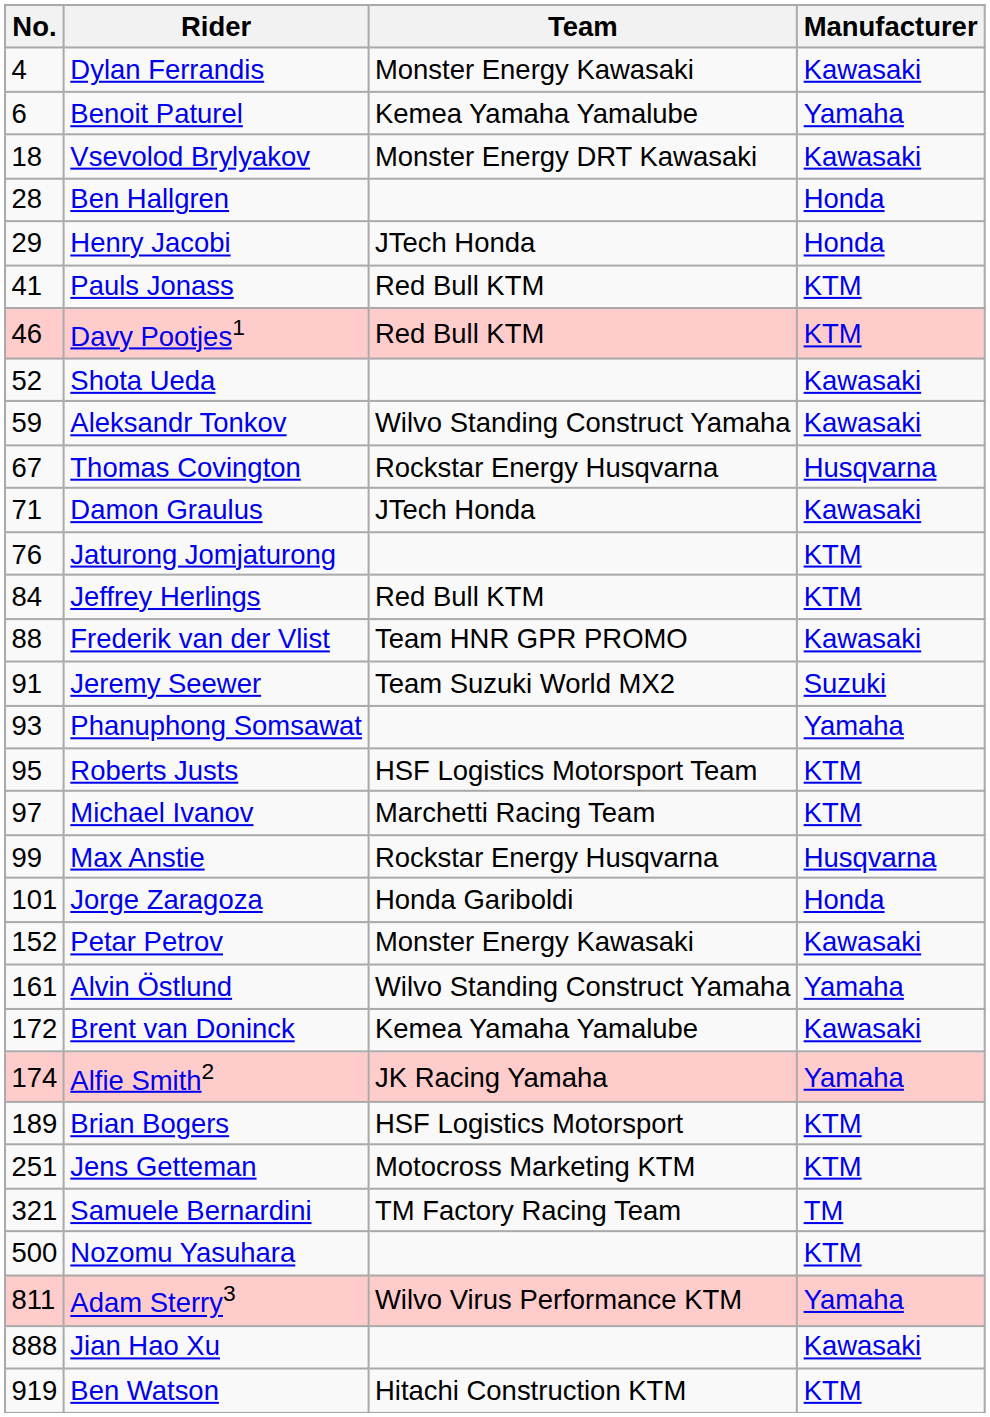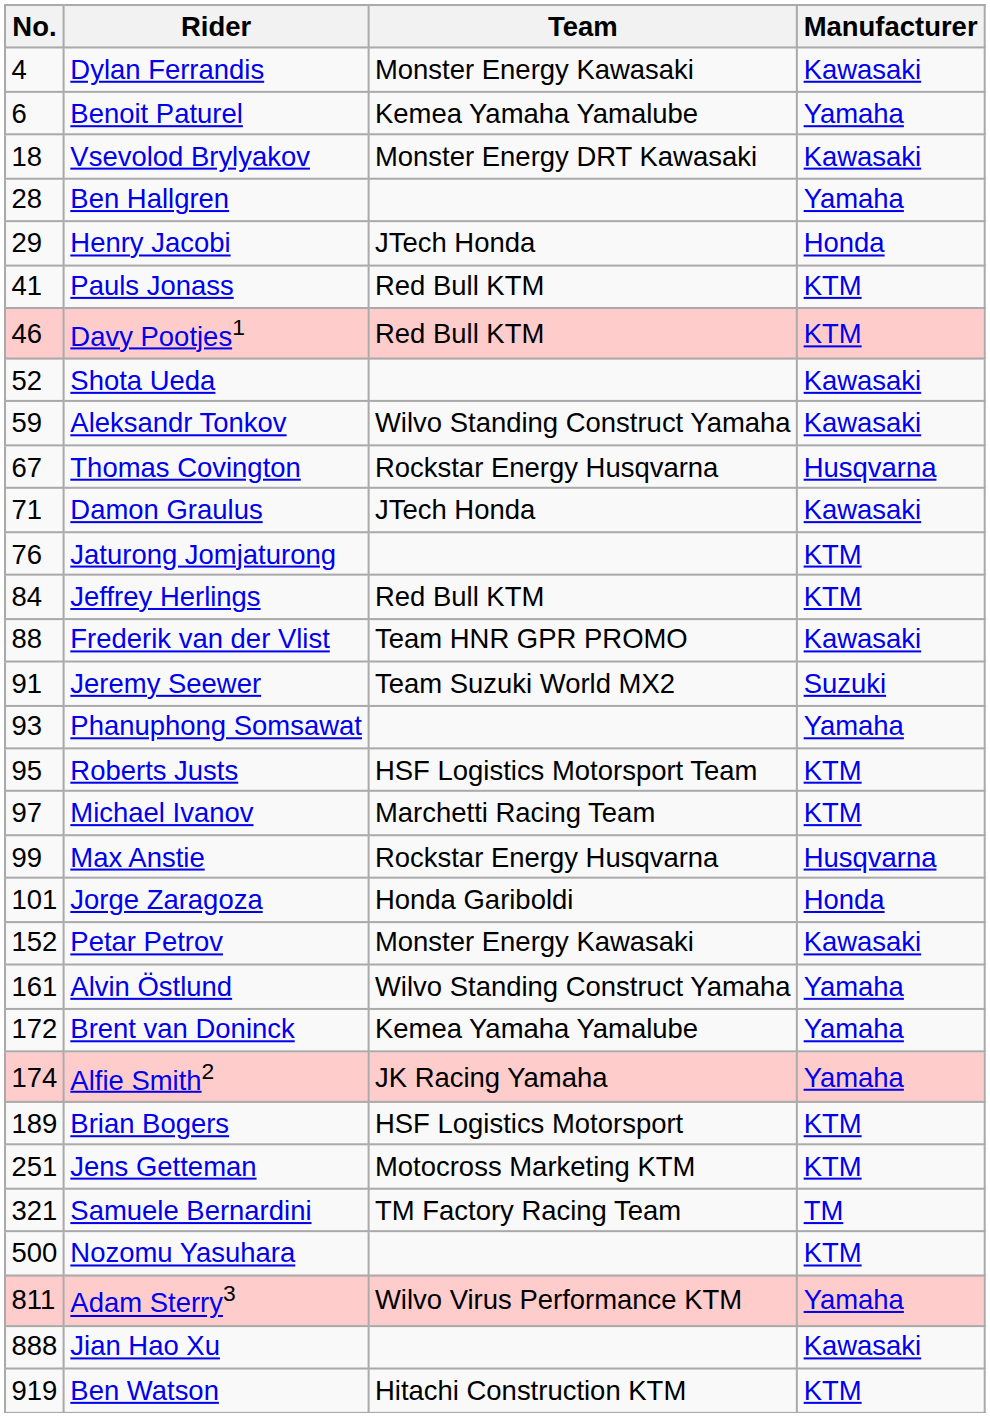(844, 199) Honda -> (854, 199) Yamaha
(862, 1029) Kawasaki -> (854, 1029) Yamaha
